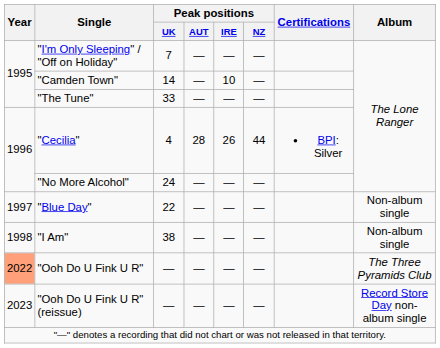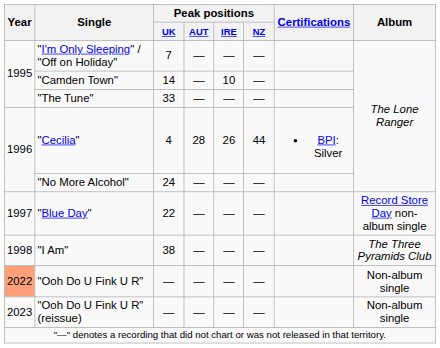(395, 207) Non-album single -> (395, 213) Record Store Day non-album single
(395, 237) Non-album single -> (395, 250) The Three Pyramids Club
(395, 268) The Three Pyramids Club -> (395, 281) Non-album single
(395, 305) Record Store Day non-album single -> (395, 312) Non-album single
